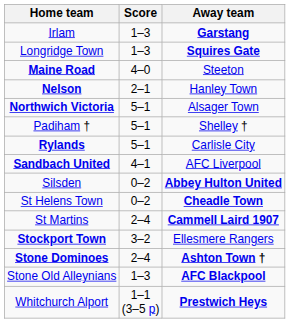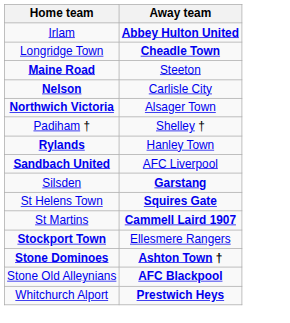- column: (141, 13)
(223, 32) Garstang -> (180, 32) Abbey Hulton United
(223, 51) Squires Gate -> (180, 51) Cheadle Town
(223, 88) Hanley Town -> (180, 88) Carlisle City
(223, 145) Carlisle City -> (180, 145) Hanley Town
(223, 182) Abbey Hulton United -> (180, 182) Garstang
(223, 201) Cheadle Town -> (180, 201) Squires Gate
